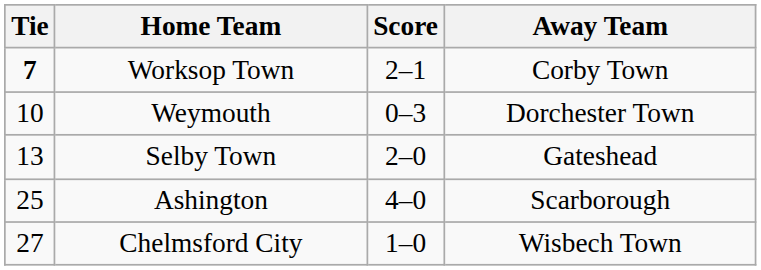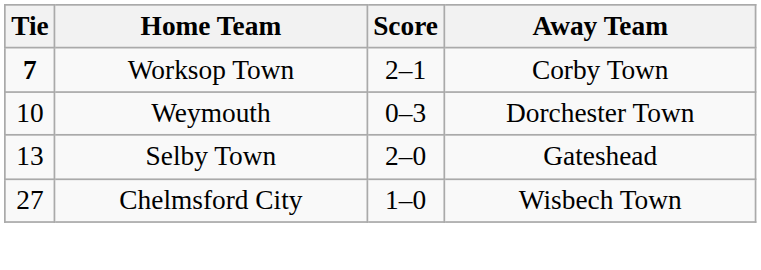- row: (211, 199)
